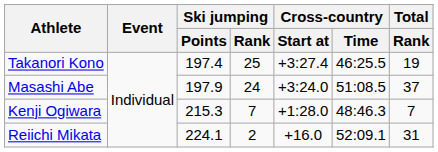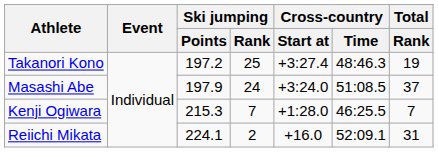(204, 64) 197.4 -> (204, 64) 197.2
(361, 64) 46:25.5 -> (361, 64) 48:46.3
(361, 111) 48:46.3 -> (361, 111) 46:25.5
